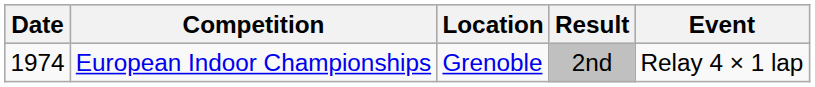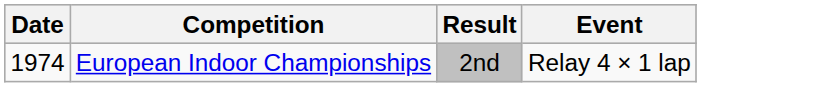- column: (493, 24)
